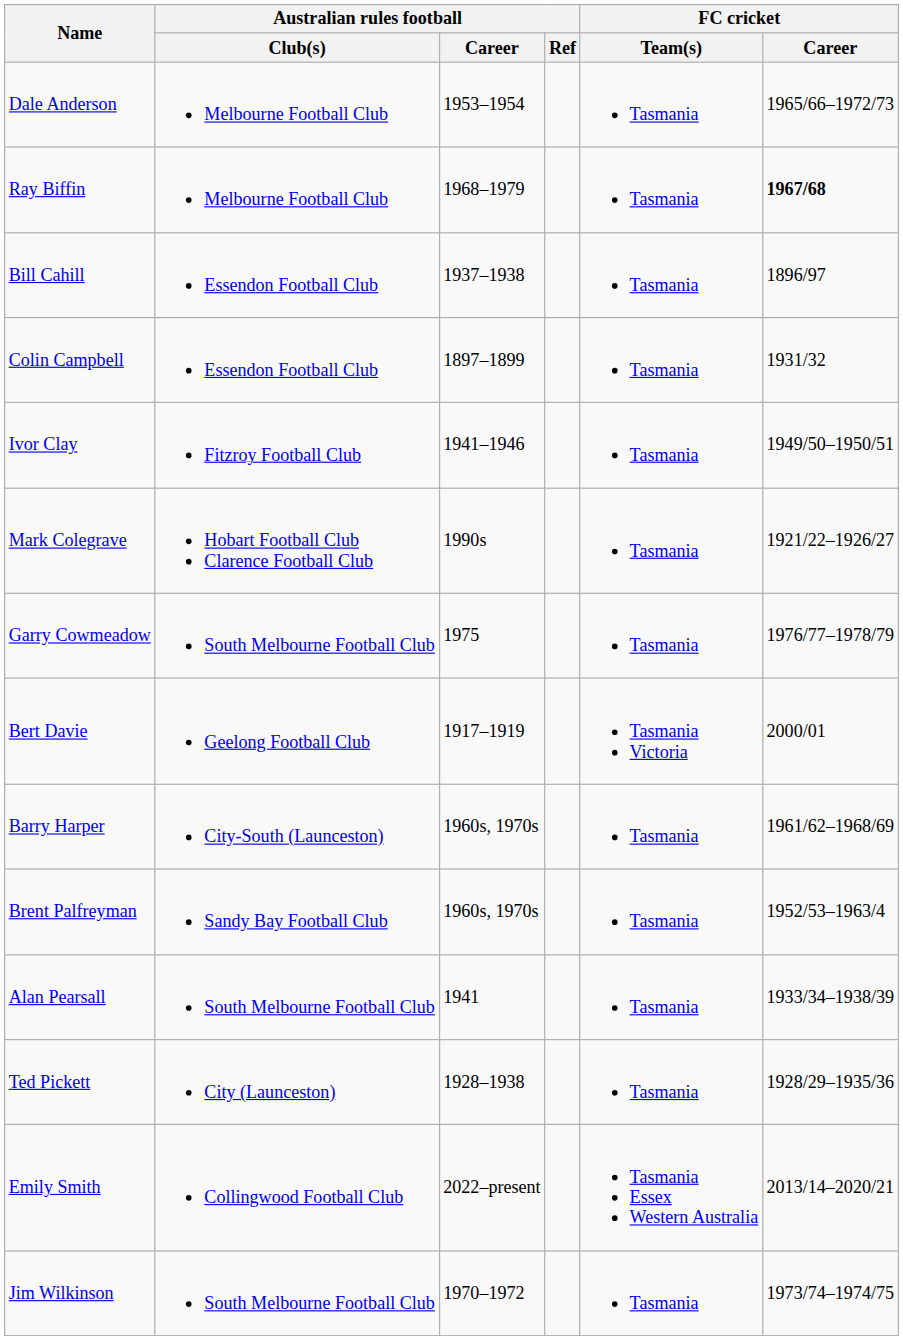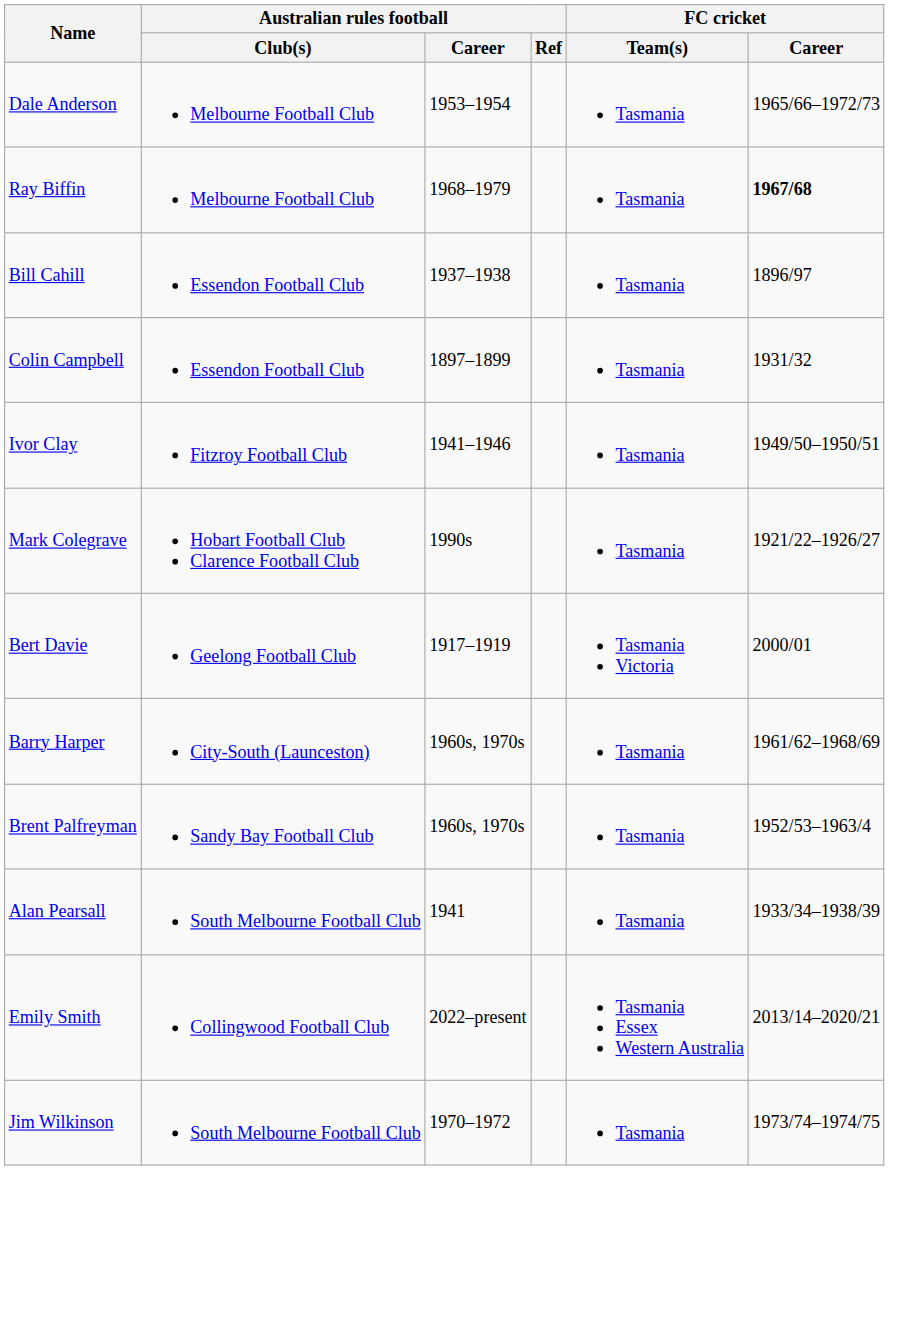- row: (80, 635)
- row: (50, 1082)
